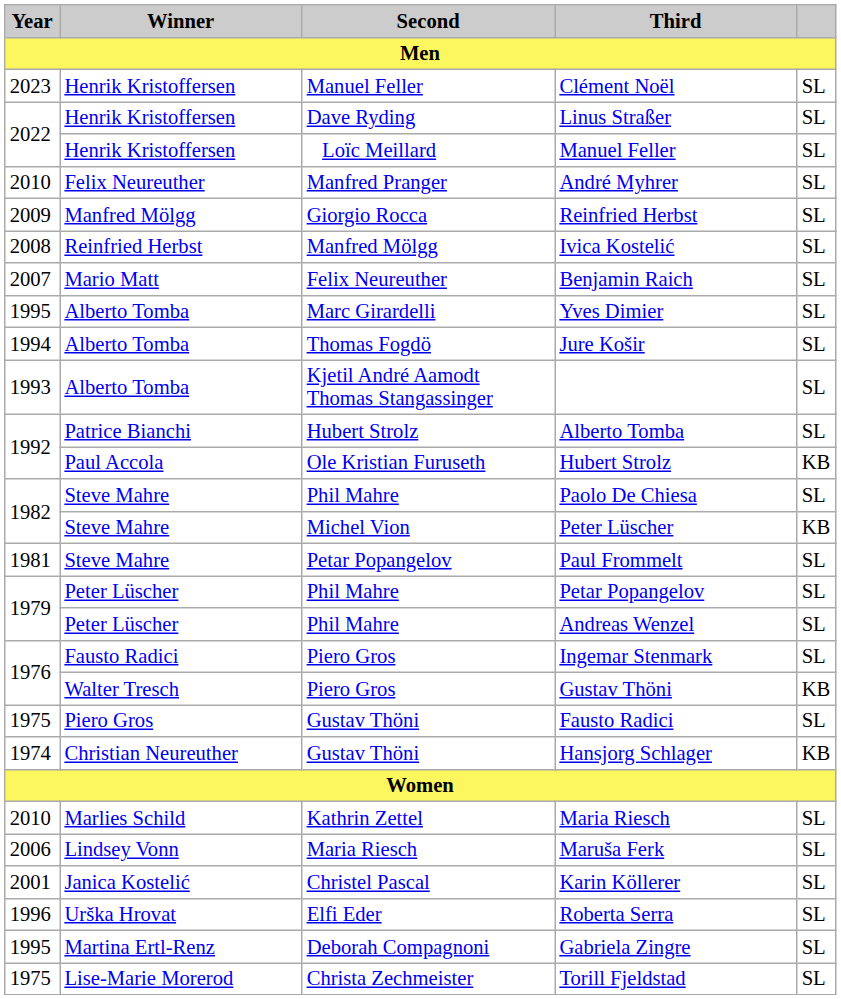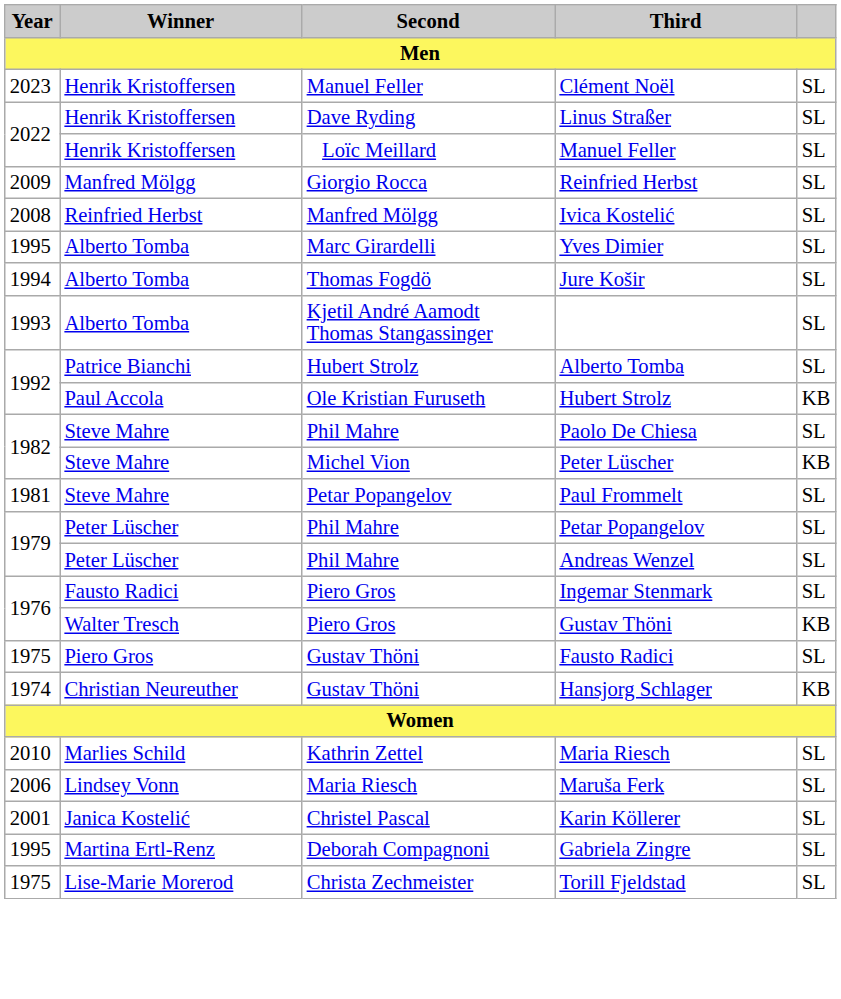- row: (619, 182)
- row: (626, 279)
- row: (616, 914)
